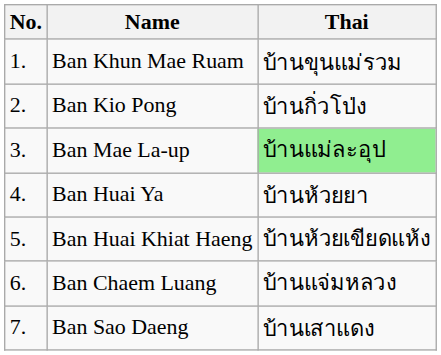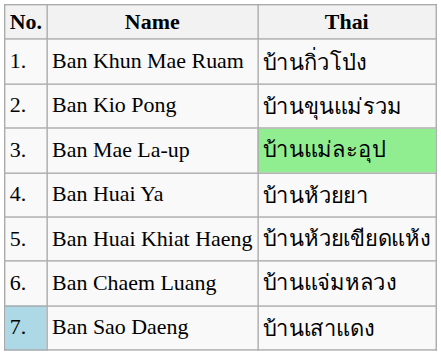(332, 62) บ้านขุนแม่รวม -> (315, 62) บ้านกิ่วโป่ง
(315, 106) บ้านกิ่วโป่ง -> (332, 106) บ้านขุนแม่รวม
(18, 327) no background -> (18, 327) lightblue background
